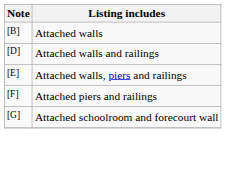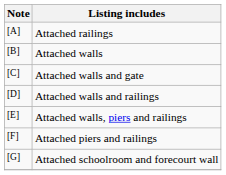+ row: (74, 33)
+ row: (89, 75)
